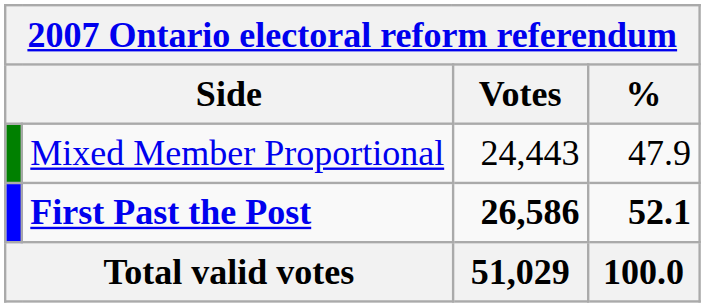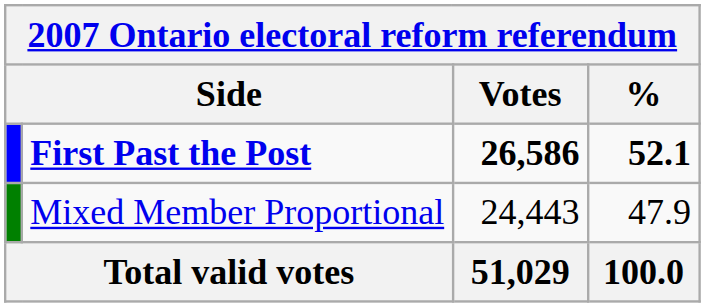rows swapped: (171, 212) <-> (237, 153)
